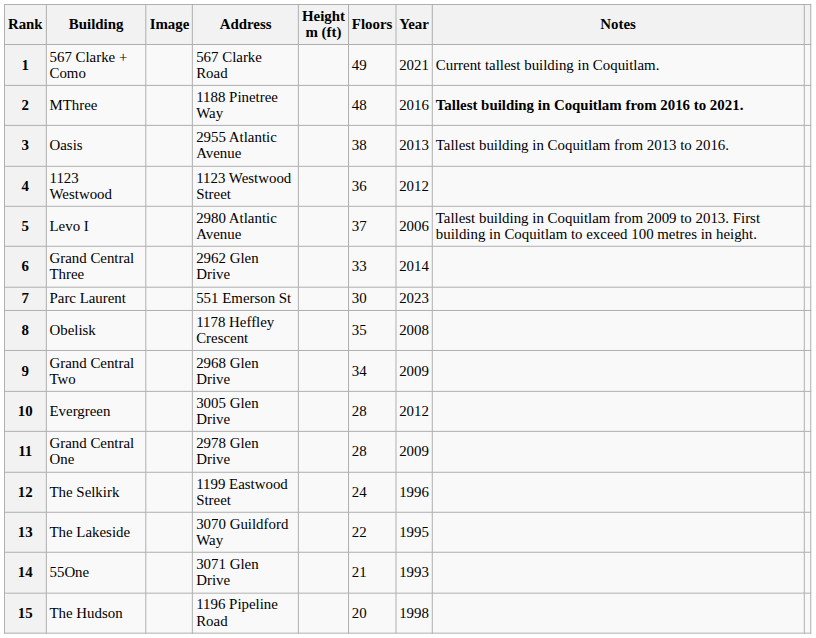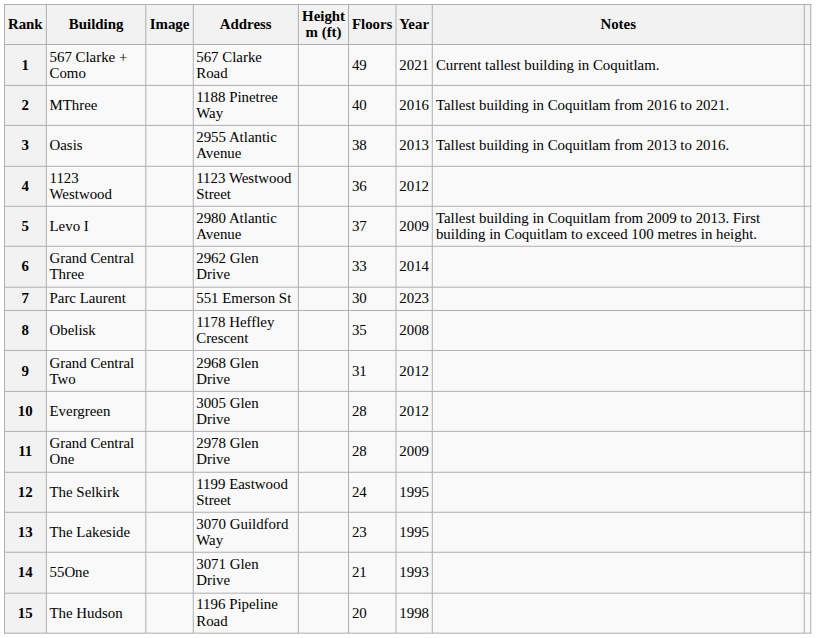(359, 105) 48 -> (359, 105) 40
(590, 105) bold -> (583, 105) normal
(414, 226) 2006 -> (414, 226) 2009
(359, 370) 34 -> (359, 370) 31
(414, 370) 2009 -> (414, 370) 2012
(414, 491) 1996 -> (414, 491) 1995
(359, 532) 22 -> (359, 532) 23
